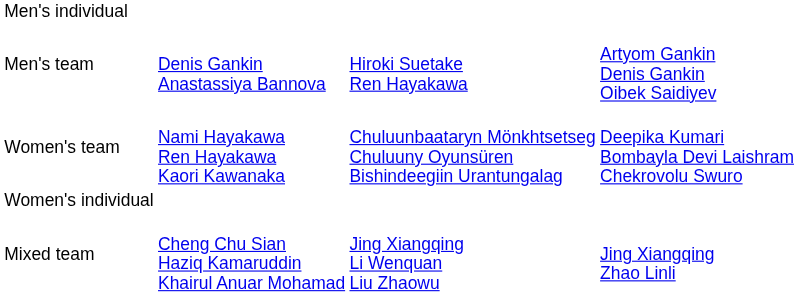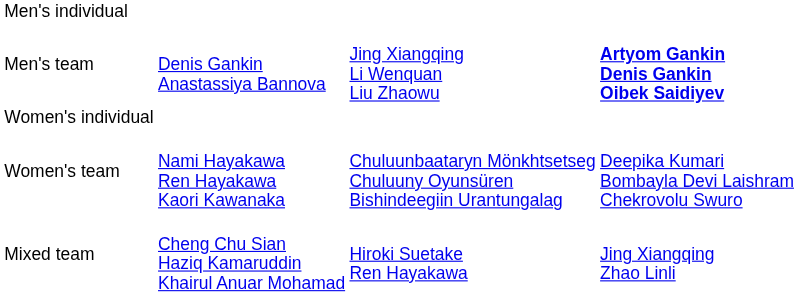(409, 74) Hiroki Suetake Ren Hayakawa -> (407, 74) Jing Xiangqing Li Wenquan Liu Zhaowu
(658, 74) normal -> (663, 74) bold
rows swapped: (79, 200) <-> (62, 147)
(407, 263) Jing Xiangqing Li Wenquan Liu Zhaowu -> (409, 263) Hiroki Suetake Ren Hayakawa
